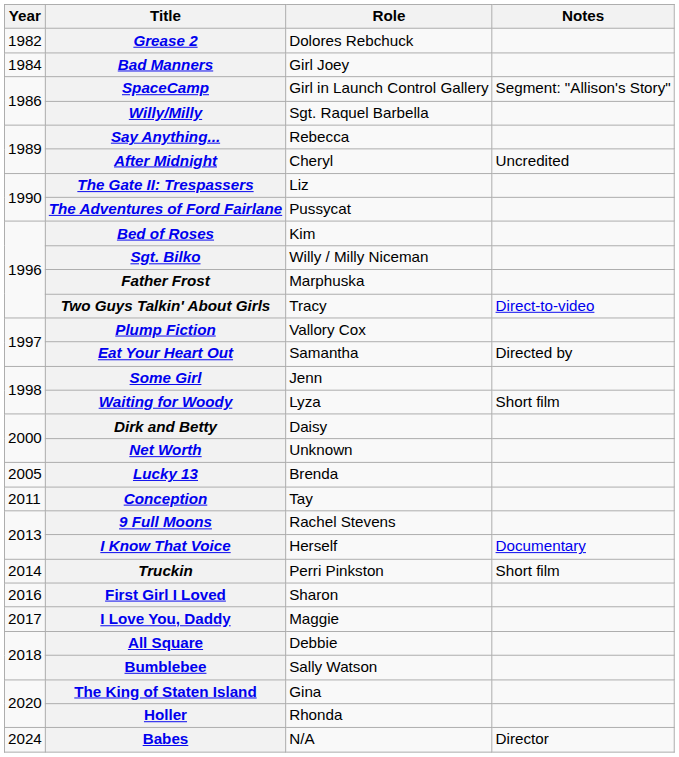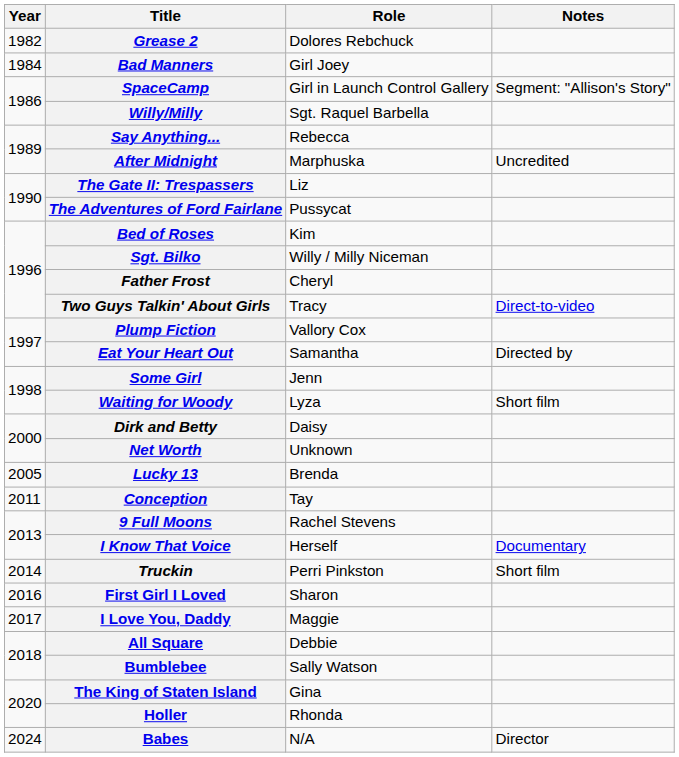(311, 161) Cheryl -> (327, 161) Marphuska
(327, 281) Marphuska -> (311, 281) Cheryl
